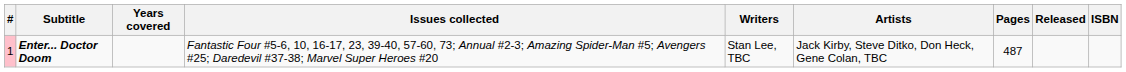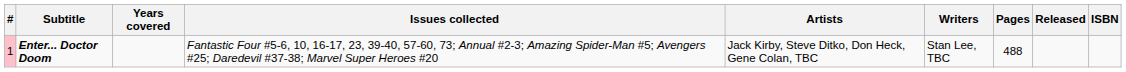columns swapped: (759, 20) <-> (893, 20)
(1013, 51) 487 -> (1013, 51) 488
